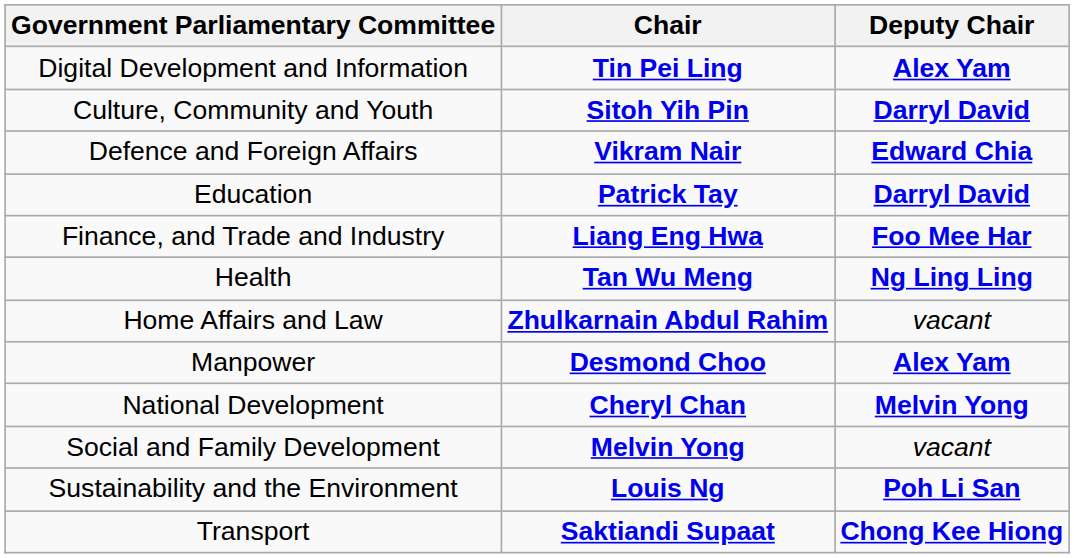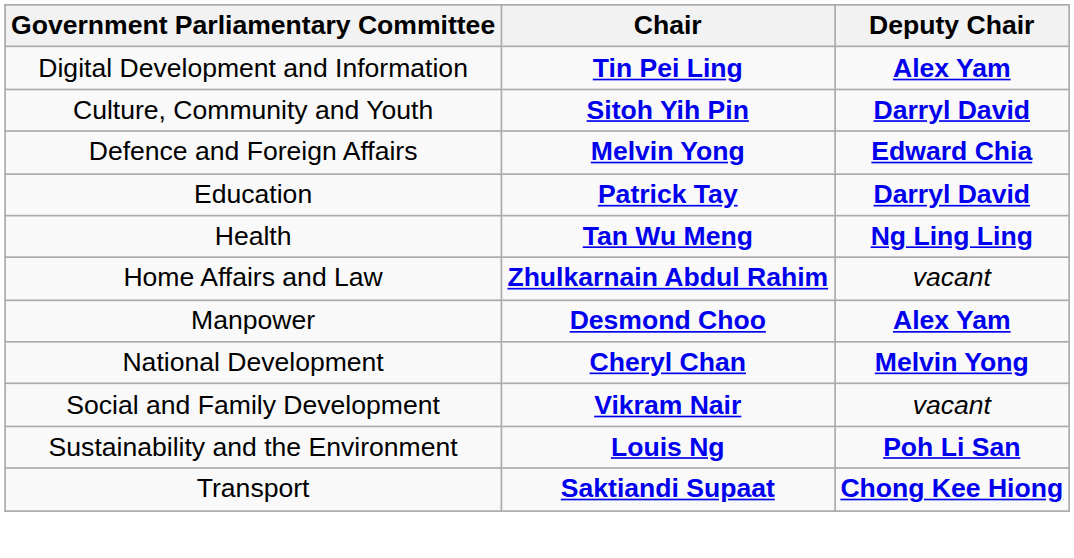(668, 151) Vikram Nair -> (668, 151) Melvin Yong
- row: (253, 236)
(668, 446) Melvin Yong -> (668, 404) Vikram Nair
